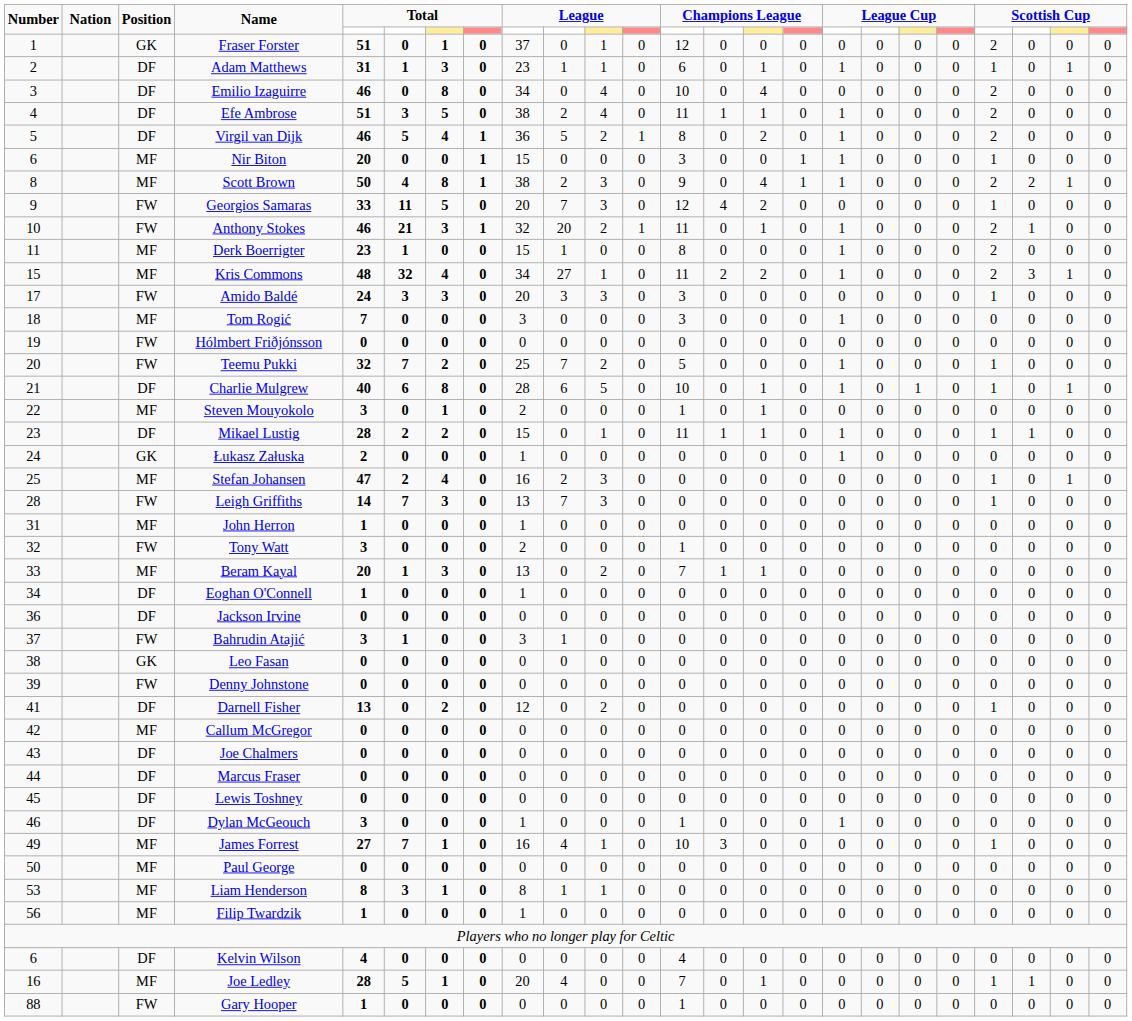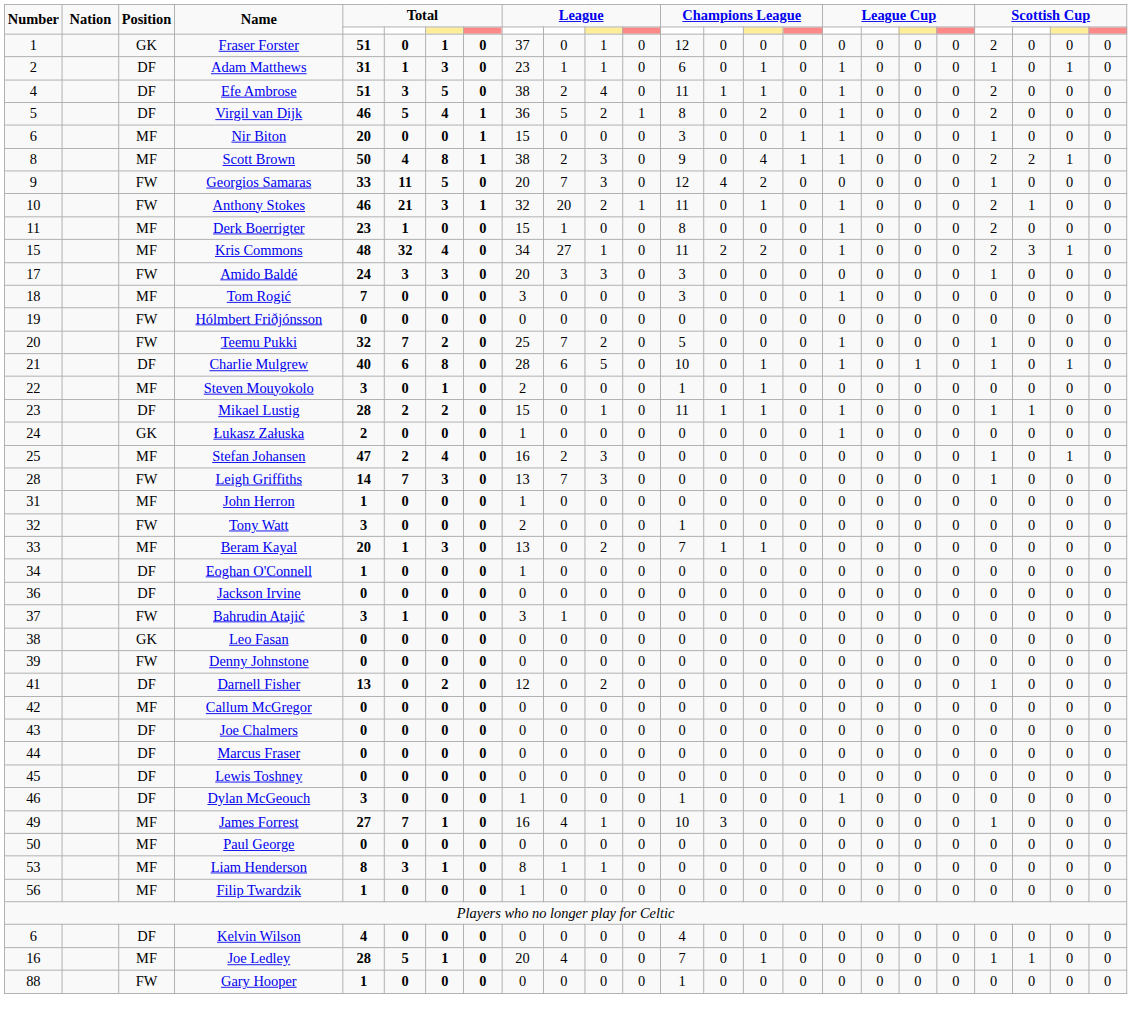- row: (259, 91)
